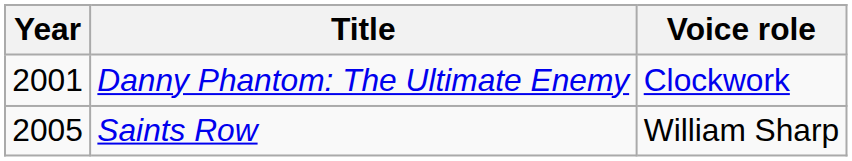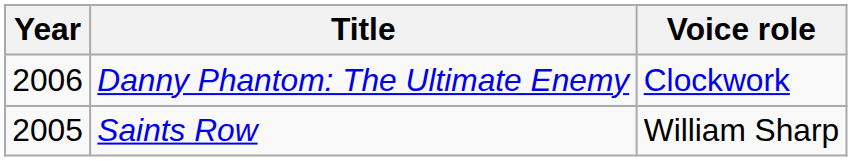(48, 79) 2001 -> (48, 79) 2006
